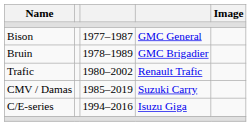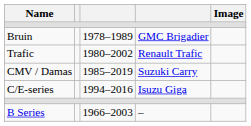- row: (20, 36)
+ row: (26, 112)
